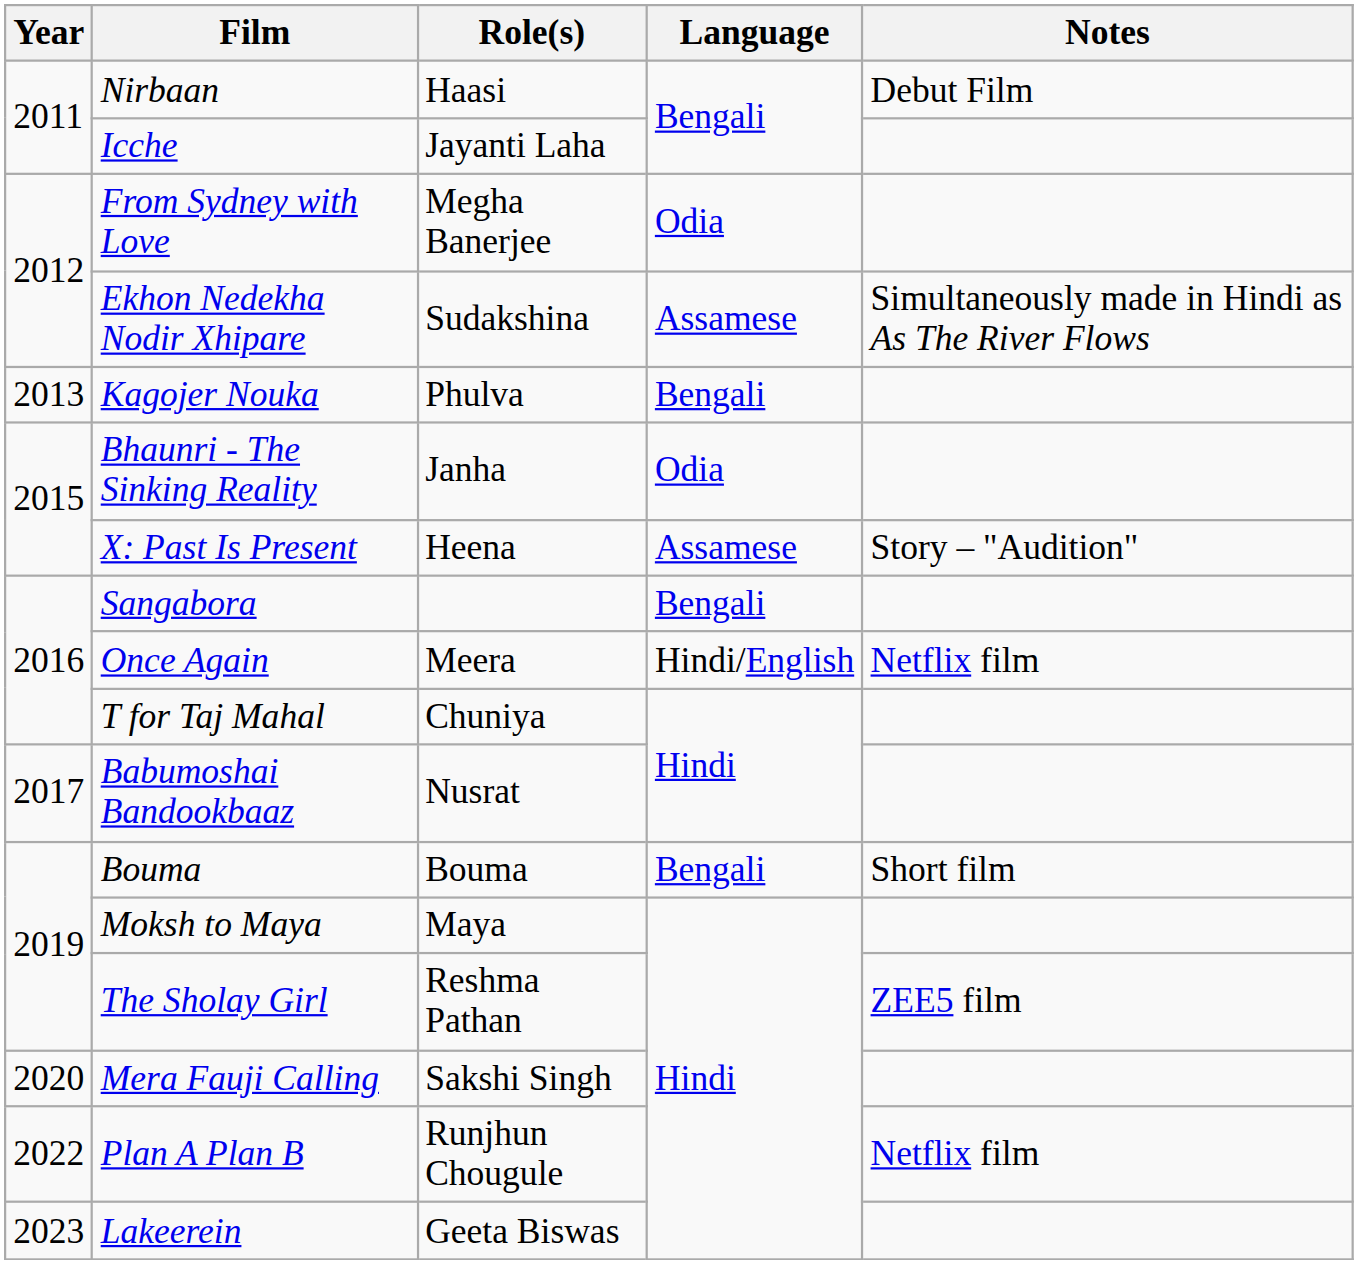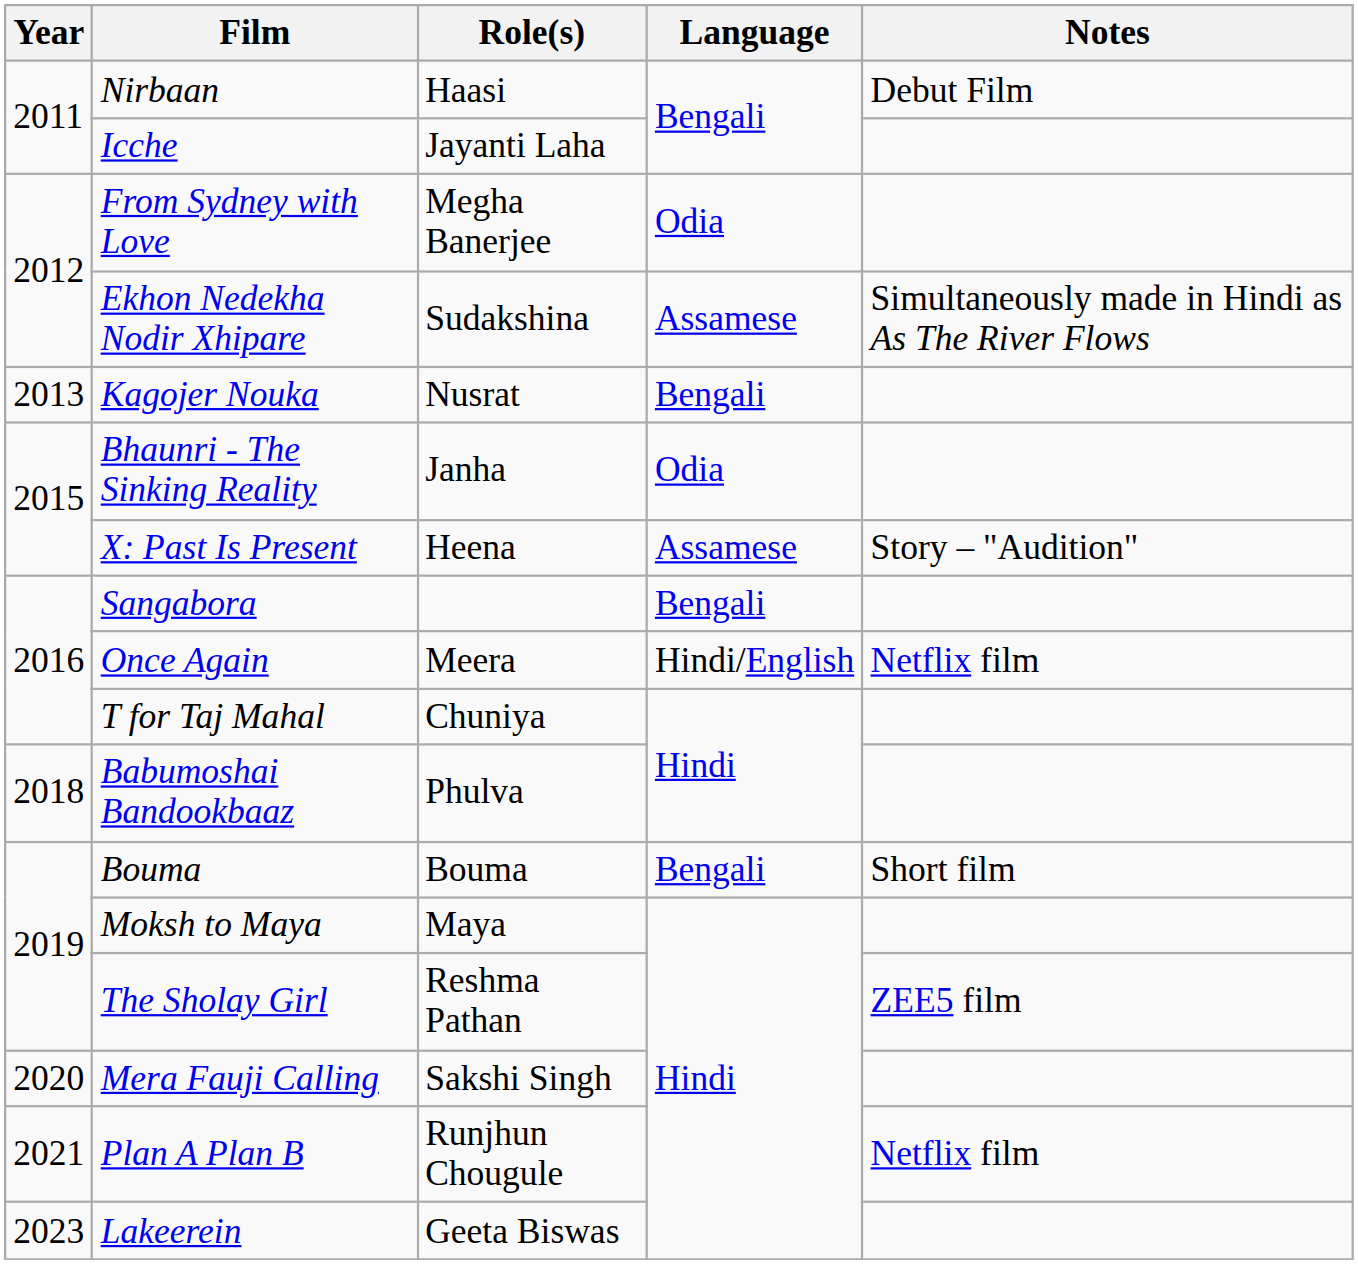(474, 394) Phulva -> (472, 394) Nusrat
(49, 792) 2017 -> (49, 792) 2018
(472, 792) Nusrat -> (474, 792) Phulva
(49, 1153) 2022 -> (49, 1153) 2021
